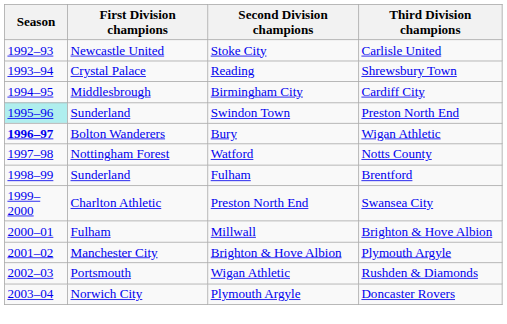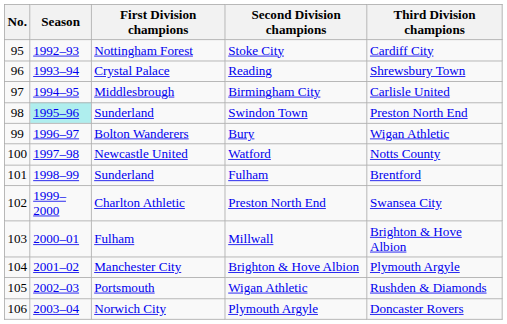+ column: (17, 22)
(117, 50) Newcastle United -> (144, 50) Nottingham Forest
(401, 50) Carlisle United -> (402, 50) Cardiff City
(393, 92) Cardiff City -> (410, 92) Carlisle United
(30, 133) bold -> (56, 133) normal
(120, 154) Nottingham Forest -> (141, 154) Newcastle United
